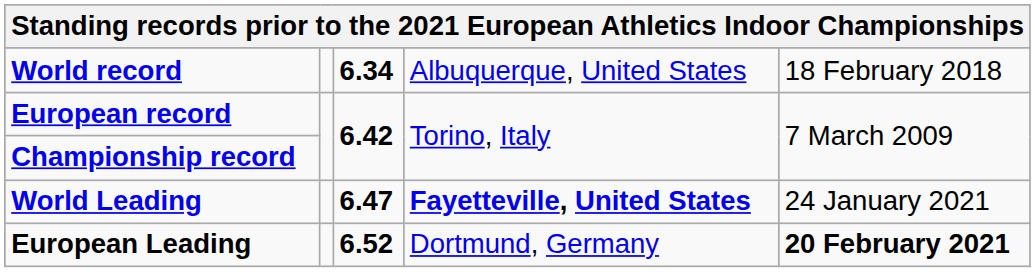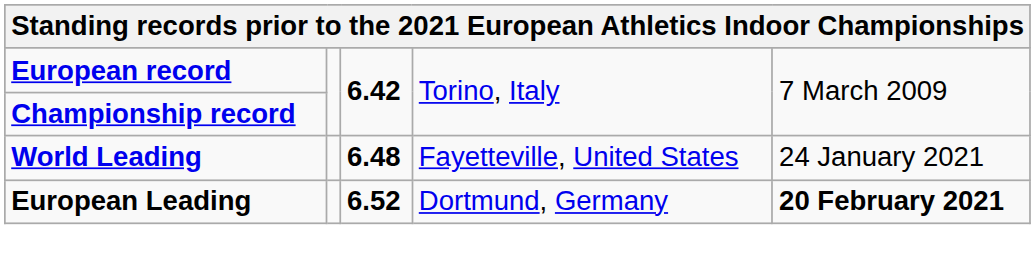- row: (97, 69)
(366, 200) 6.47 -> (374, 157) 6.48
(580, 200) bold -> (579, 157) normal
